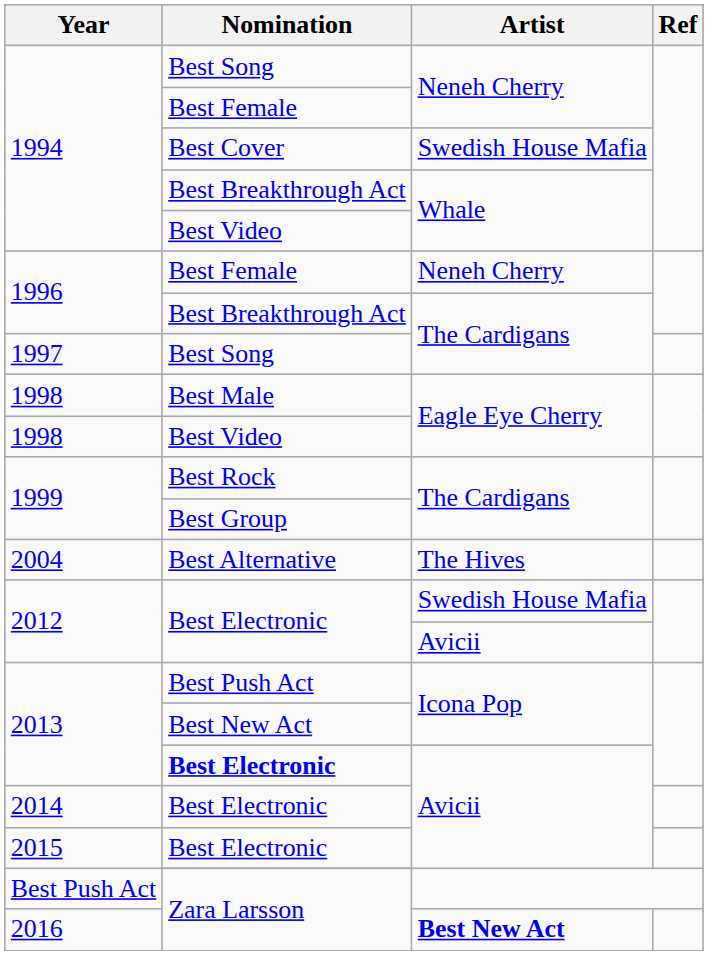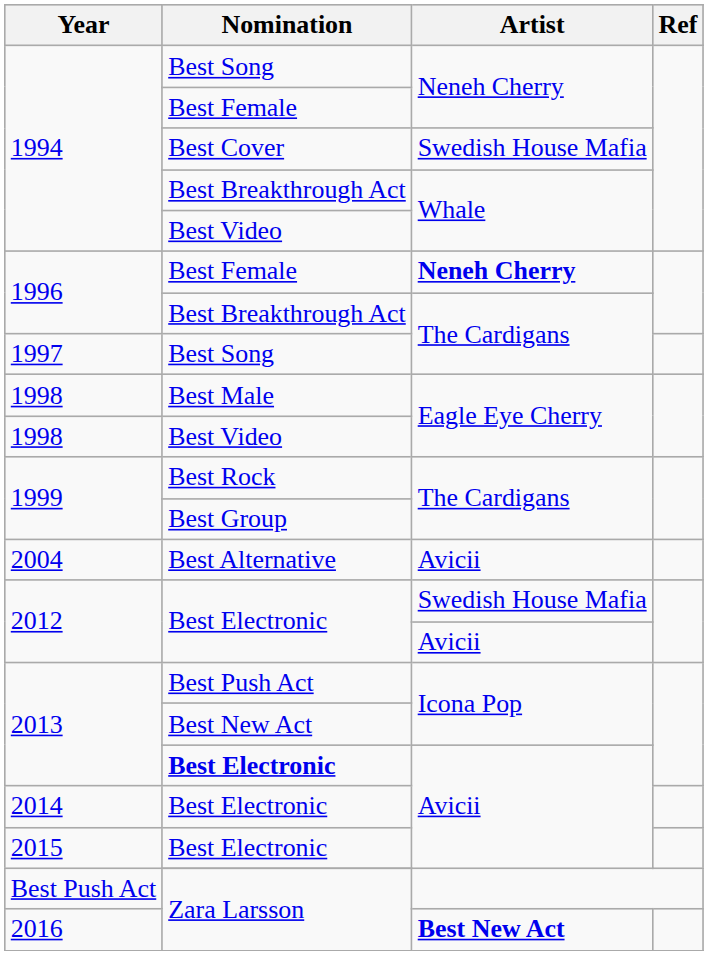(491, 271) normal -> (497, 271) bold
(471, 559) The Hives -> (449, 559) Avicii
